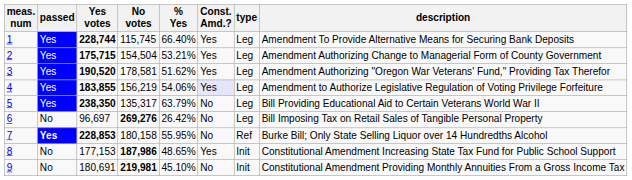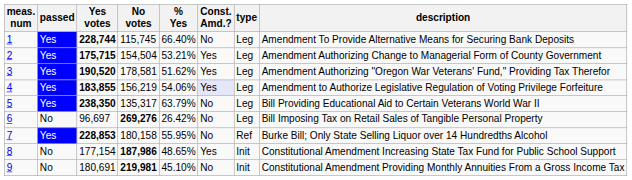(208, 39) Yes -> (207, 39) No
(49, 135) bold -> (48, 135) normal
(97, 151) 177,153 -> (97, 151) 177,154
